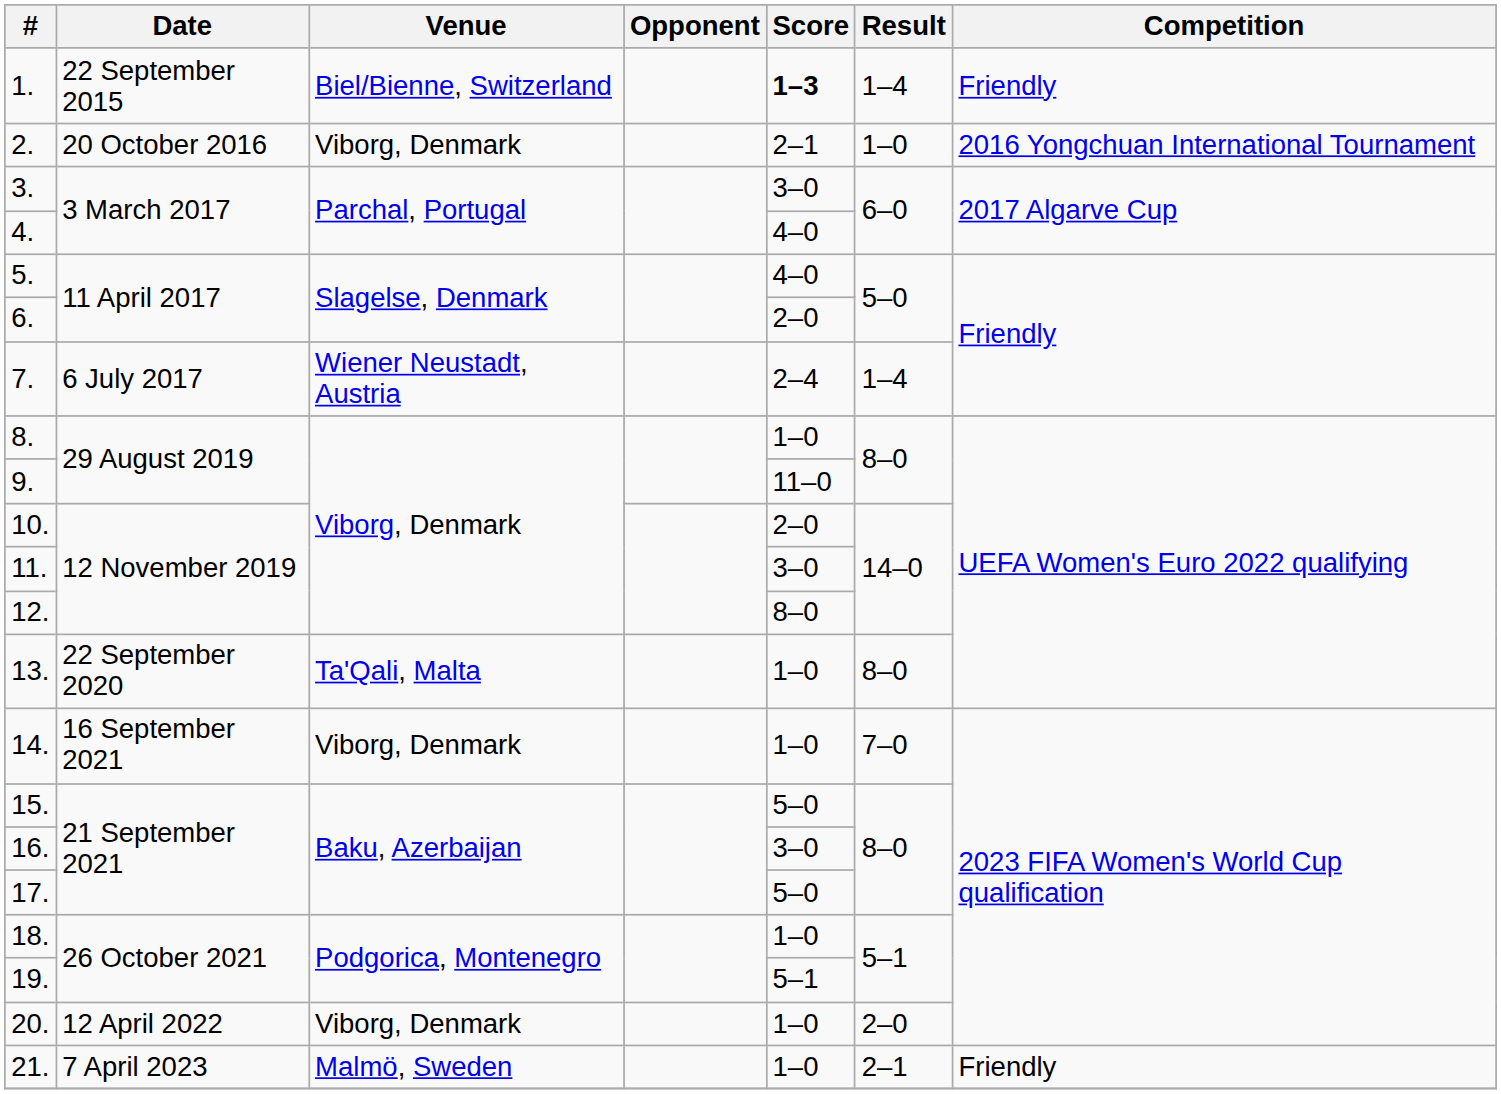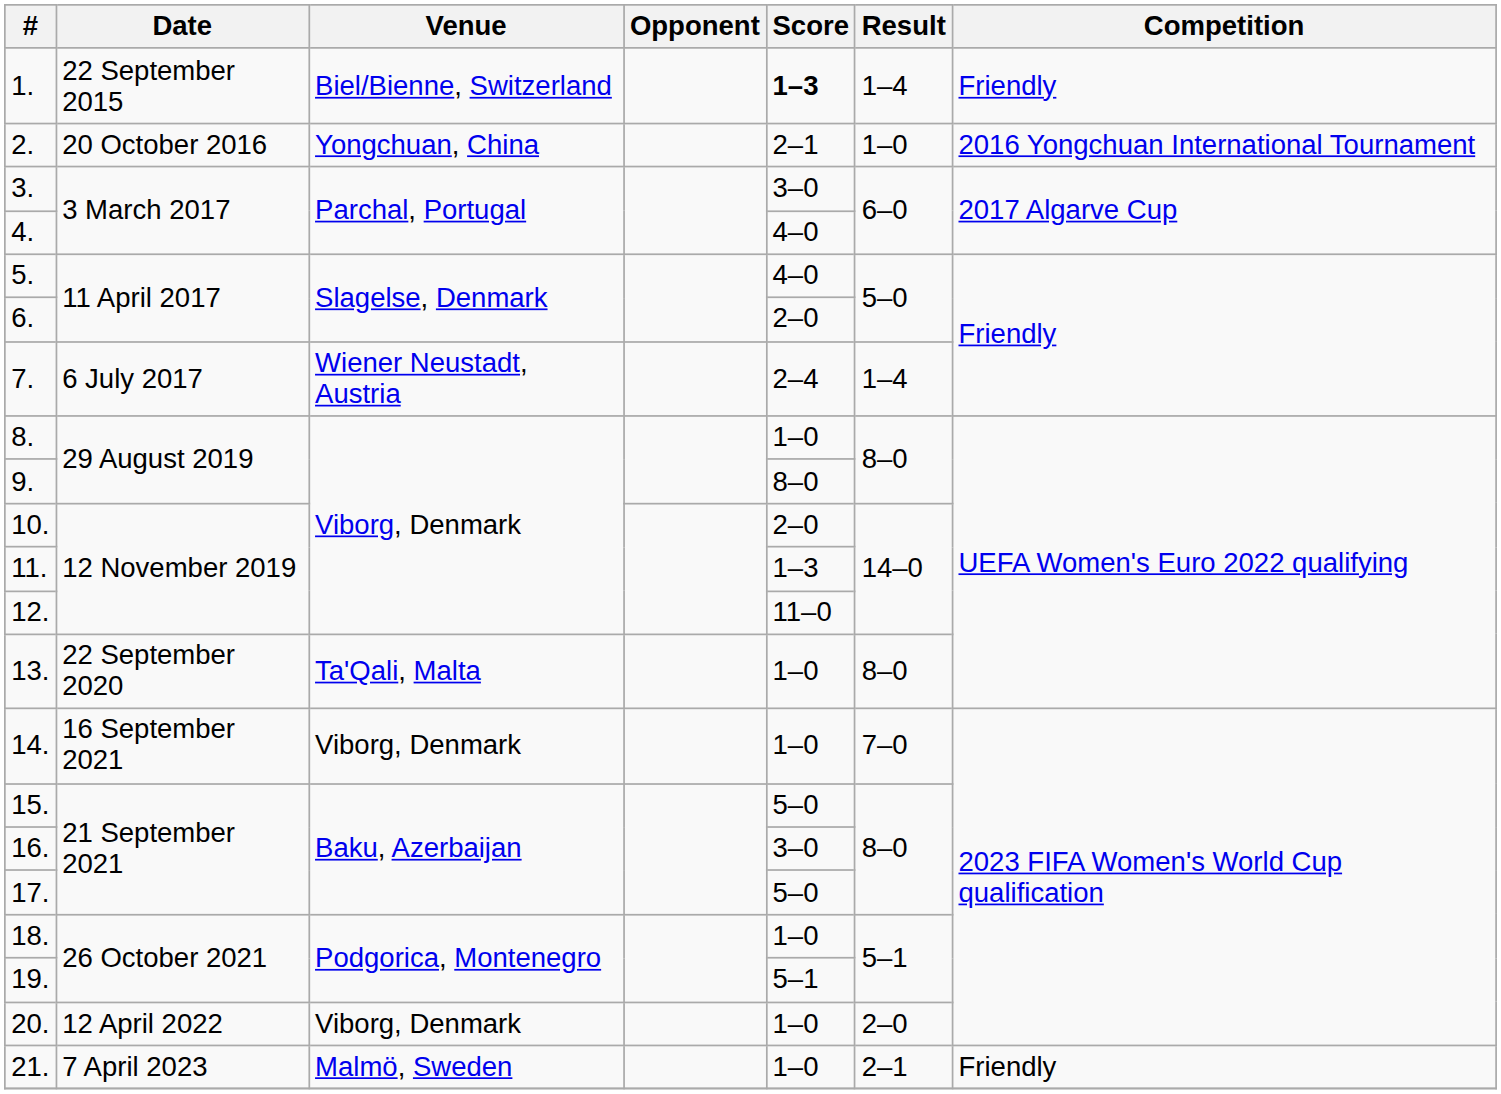(418, 144) Viborg, Denmark -> (427, 144) Yongchuan, China
(802, 481) 11–0 -> (795, 481) 8–0
(795, 568) 3–0 -> (795, 568) 1–3
(795, 611) 8–0 -> (802, 611) 11–0
